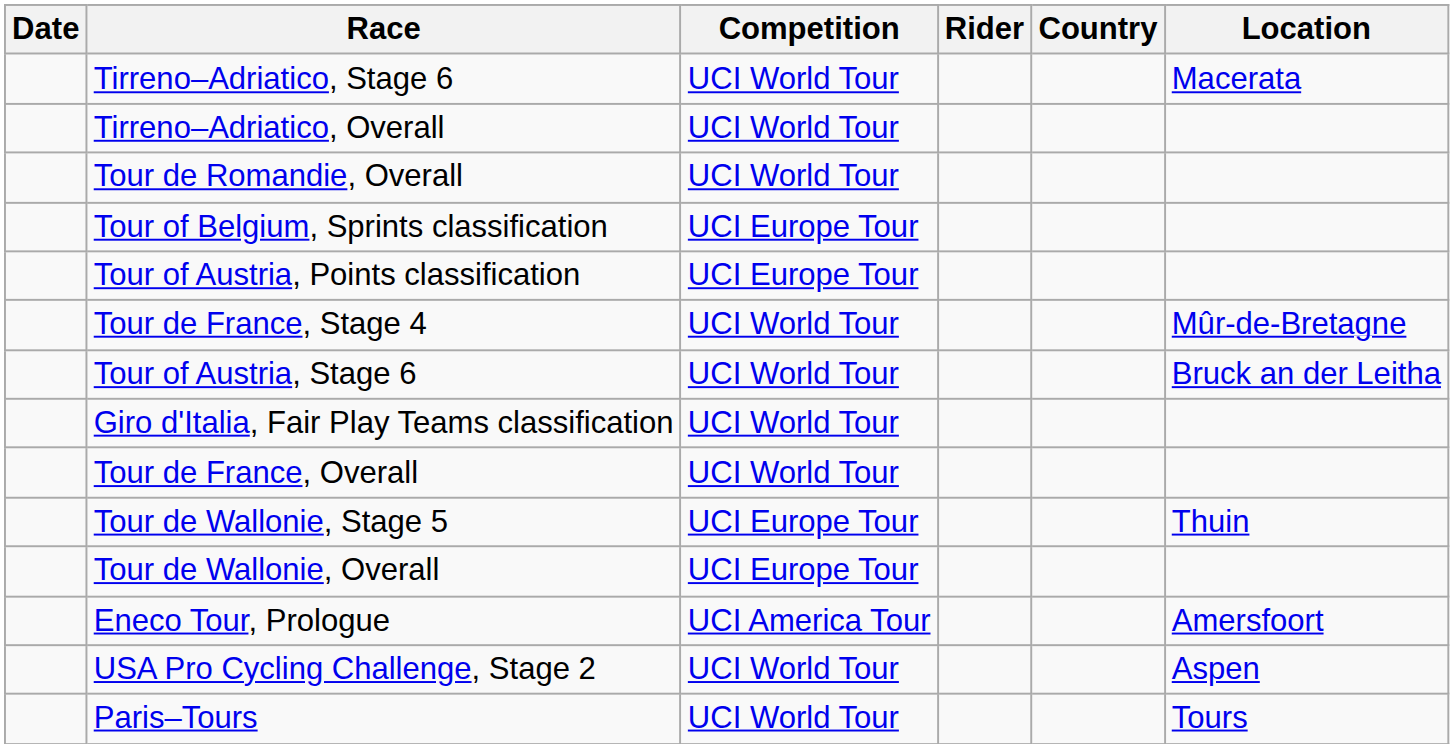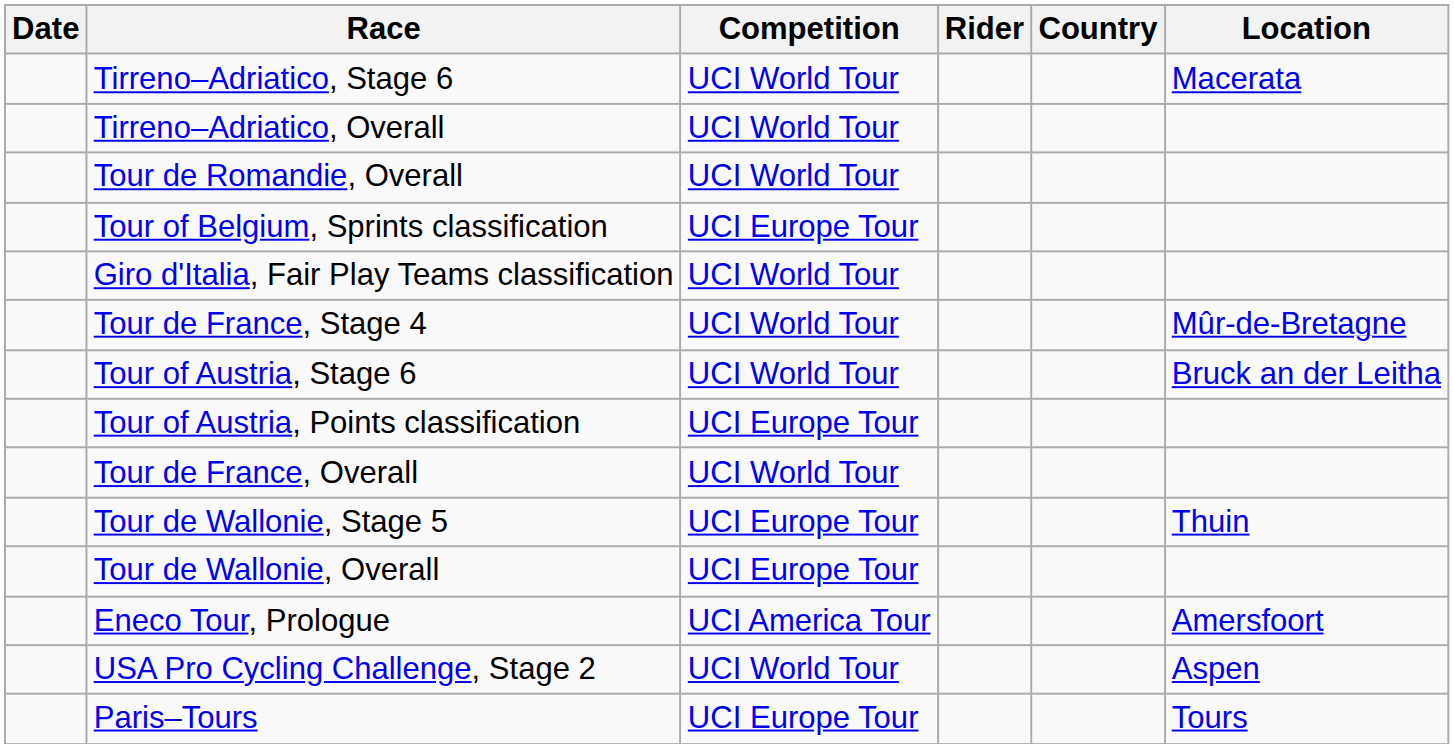rows swapped: (384, 422) <-> (337, 275)
(793, 718) UCI World Tour -> (803, 718) UCI Europe Tour
